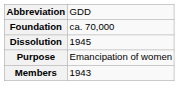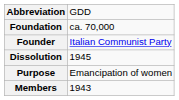+ row: (36, 42)
